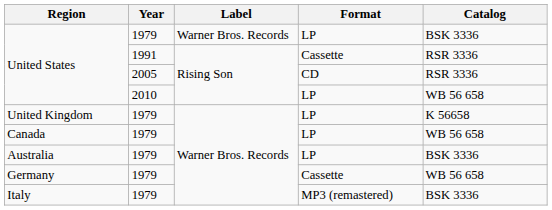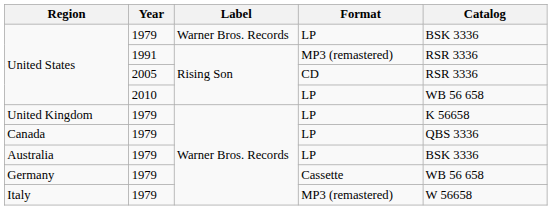(322, 54) Cassette -> (347, 54) MP3 (remastered)
(455, 134) WB 56 658 -> (452, 134) QBS 3336
(452, 194) BSK 3336 -> (449, 194) W 56658
